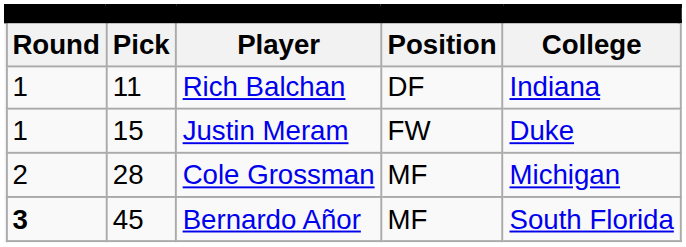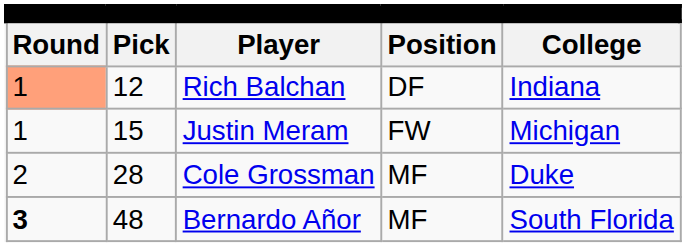(20, 88) no background -> (20, 88) lightsalmon background
(127, 88) 11 -> (128, 88) 12
(542, 131) Duke -> (565, 131) Michigan
(565, 175) Michigan -> (542, 175) Duke
(128, 219) 45 -> (128, 219) 48
